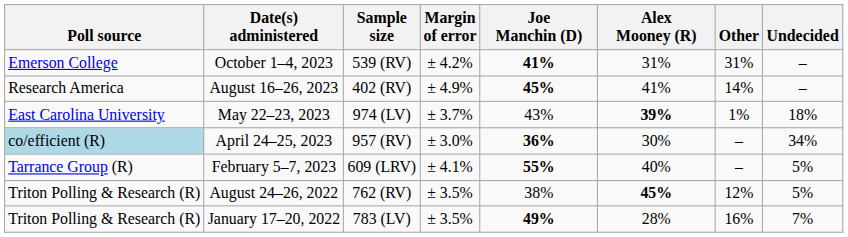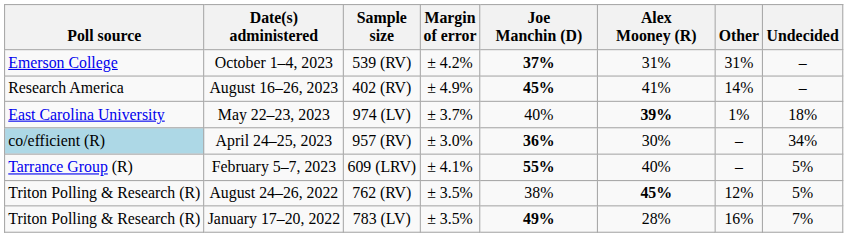(539, 62) 41% -> (539, 62) 37%
(539, 115) 43% -> (539, 115) 40%
